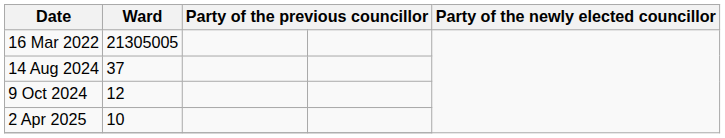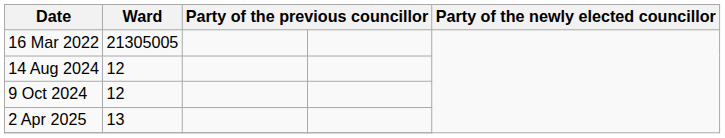(115, 68) 37 -> (115, 68) 12
(115, 119) 10 -> (115, 119) 13
